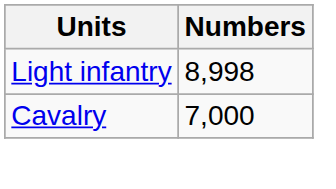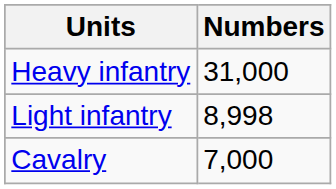+ row: (101, 71)
